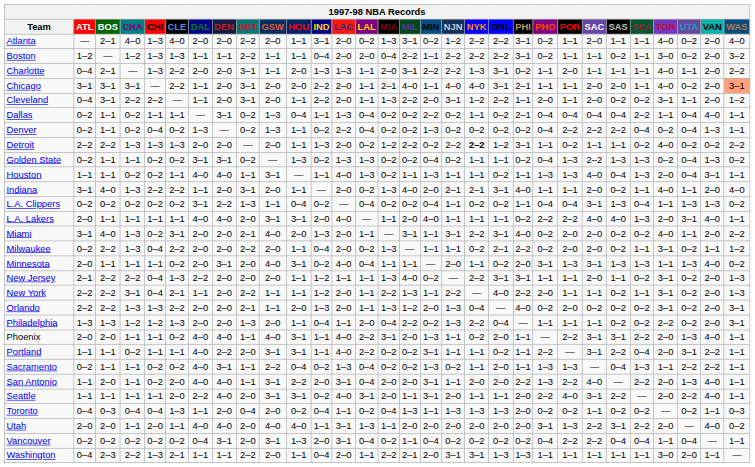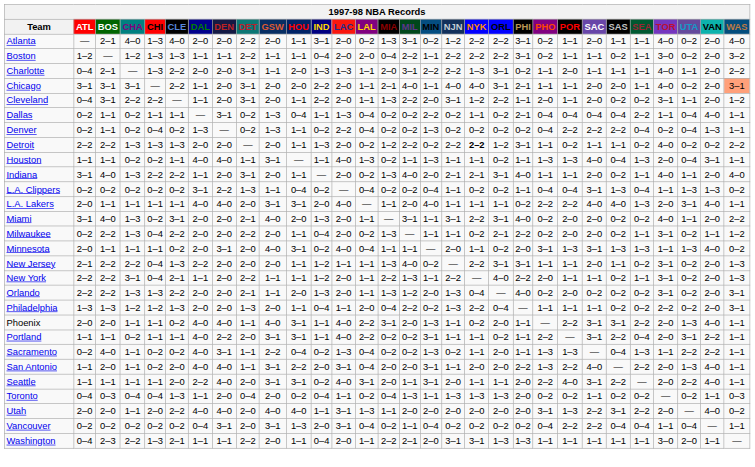- row: (34, 160)
(108, 367) 1–1 -> (108, 352) 4–0
(177, 426) 1–1 -> (177, 411) 2–2
